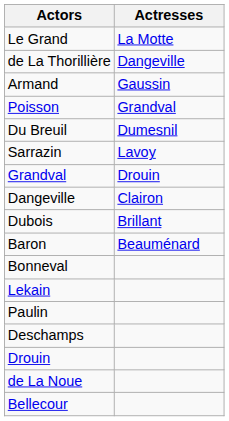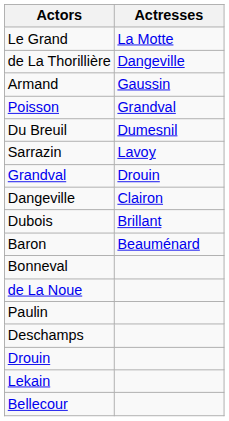rows swapped: (45, 381) <-> (29, 289)
